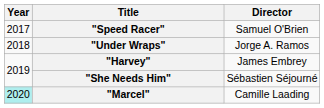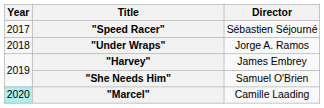(272, 29) Samuel O'Brien -> (272, 29) Sébastien Séjourné
(272, 78) Sébastien Séjourné -> (272, 78) Samuel O'Brien
